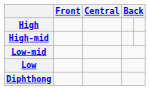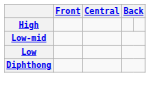- row: (29, 38)
